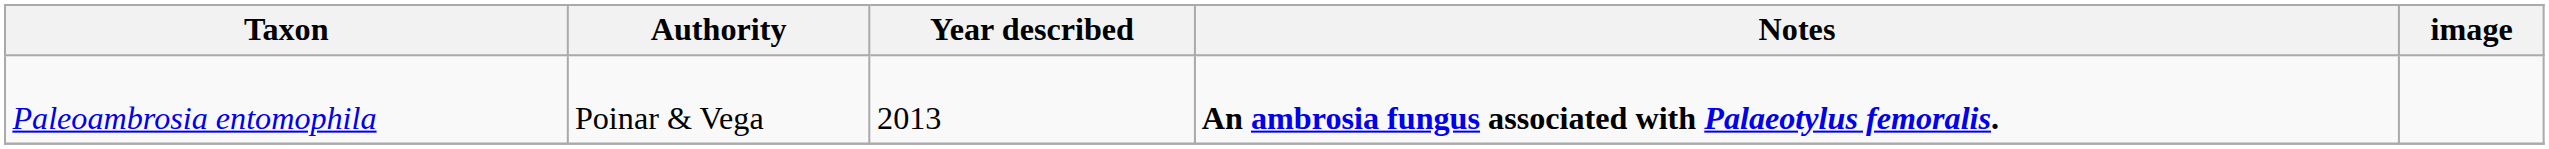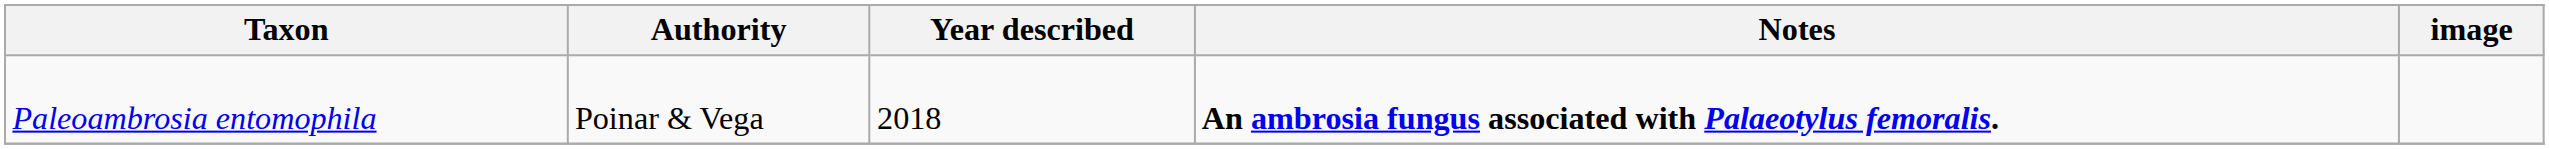(909, 117) 2013 -> (909, 117) 2018
